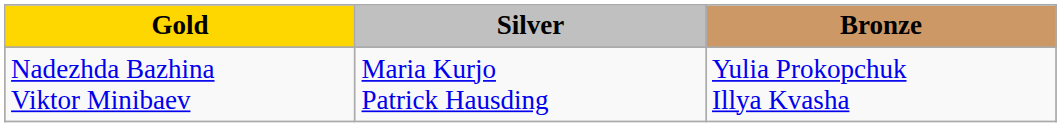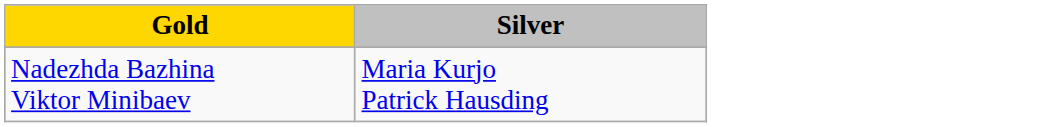- column: (881, 25)
